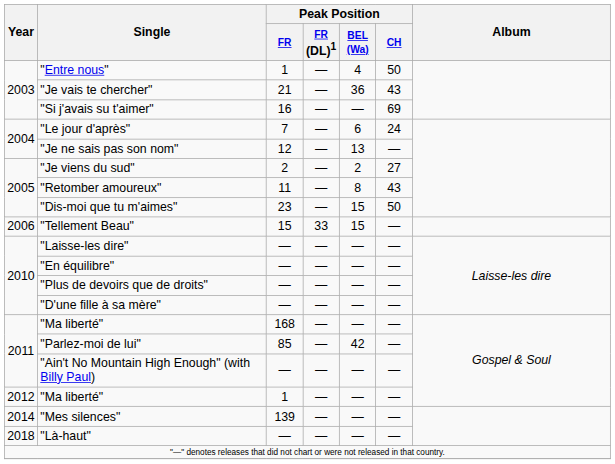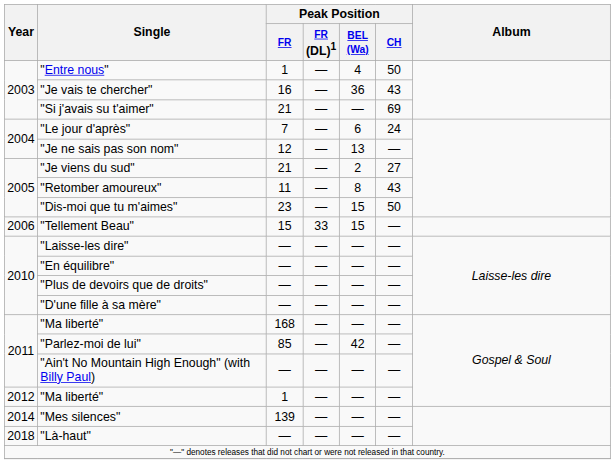(285, 90) 21 -> (285, 90) 16
(285, 109) 16 -> (285, 109) 21
(285, 168) 2 -> (285, 168) 21
